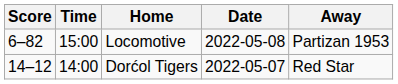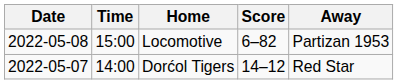columns swapped: (245, 16) <-> (30, 16)
